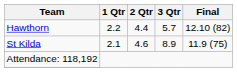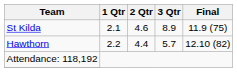rows swapped: (28, 28) <-> (24, 43)
